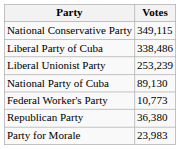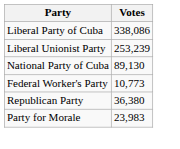- row: (69, 30)
(155, 48) 338,486 -> (132, 30) 338,086
